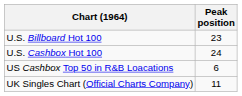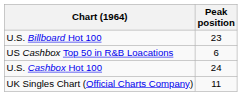rows swapped: (90, 68) <-> (54, 53)
